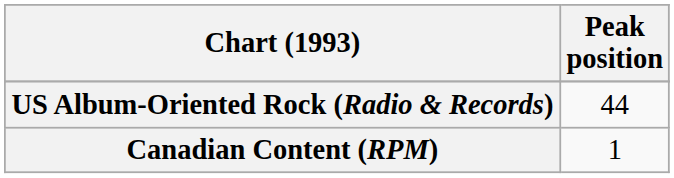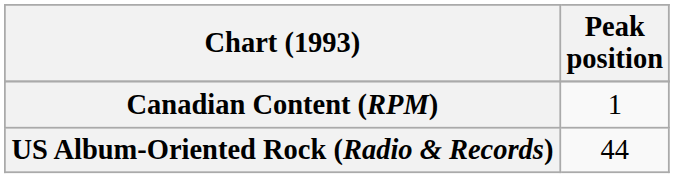rows swapped: (282, 149) <-> (282, 104)
